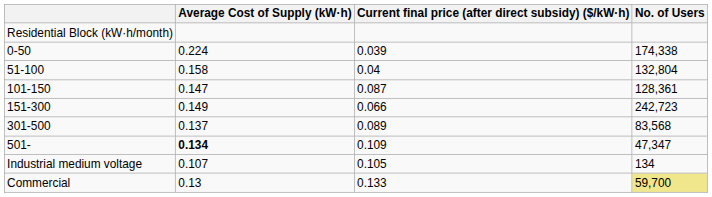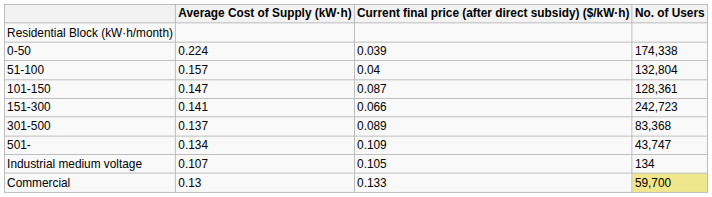(193, 70) 0.158 -> (193, 70) 0.157
(193, 107) 0.149 -> (193, 107) 0.141
(653, 126) 83,568 -> (653, 126) 83,368
(193, 145) bold -> (193, 145) normal
(653, 145) 47,347 -> (653, 145) 43,747
